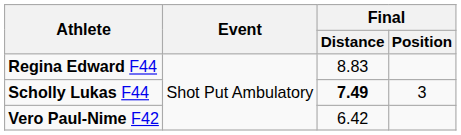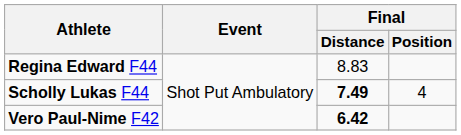(422, 93) 3 -> (422, 93) 4
(353, 118) normal -> (353, 118) bold
